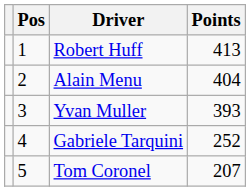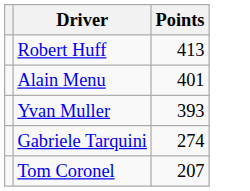- column: (31, 19)
(227, 80) 404 -> (191, 80) 401
(227, 141) 252 -> (191, 141) 274
